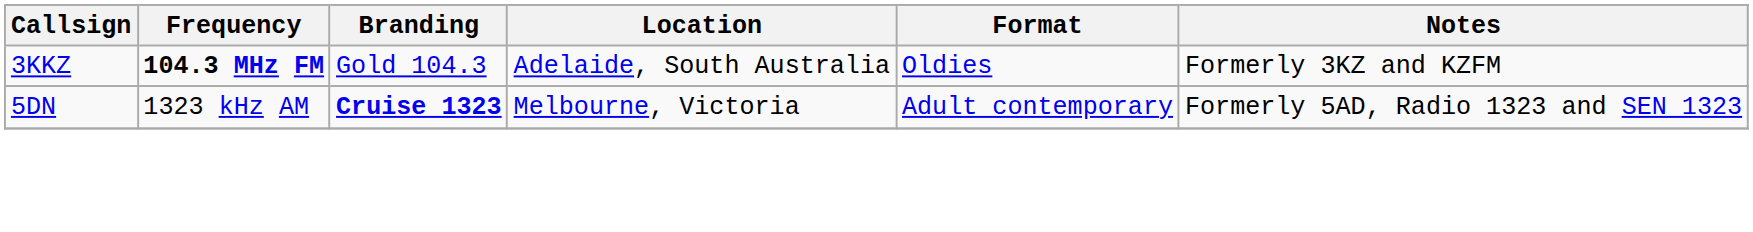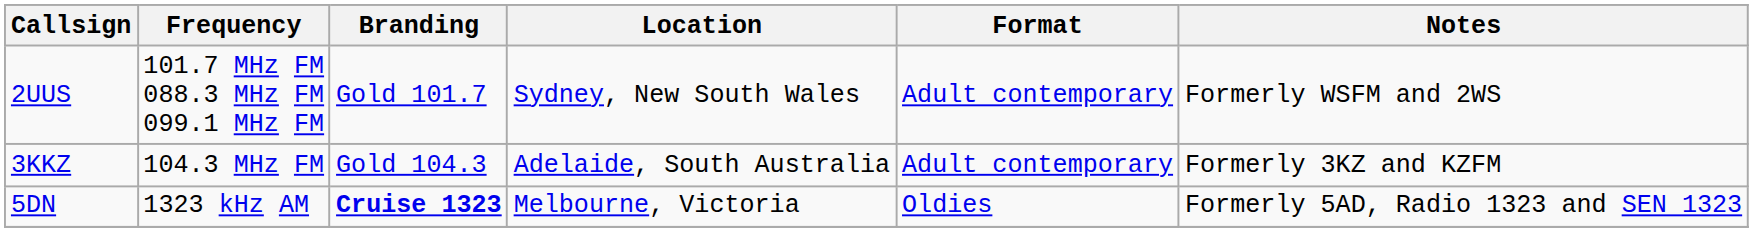+ row: (41, 95)
(234, 66) bold -> (234, 165) normal
(947, 66) Oldies -> (1038, 165) Adult contemporary
(1038, 107) Adult contemporary -> (947, 206) Oldies
